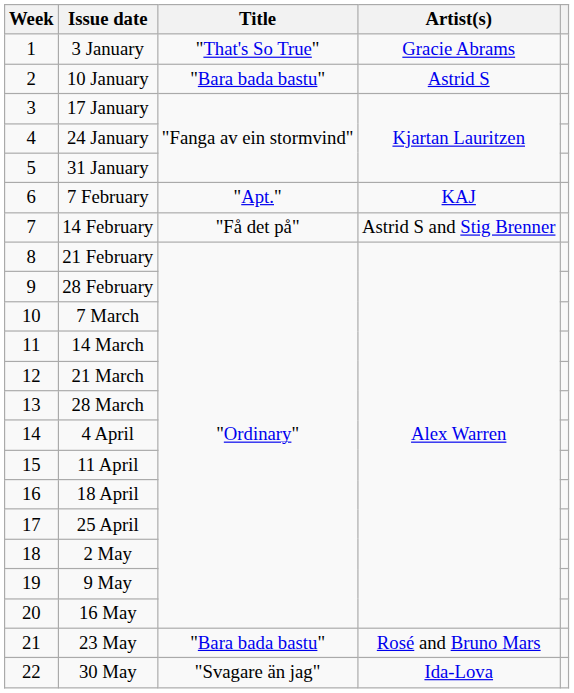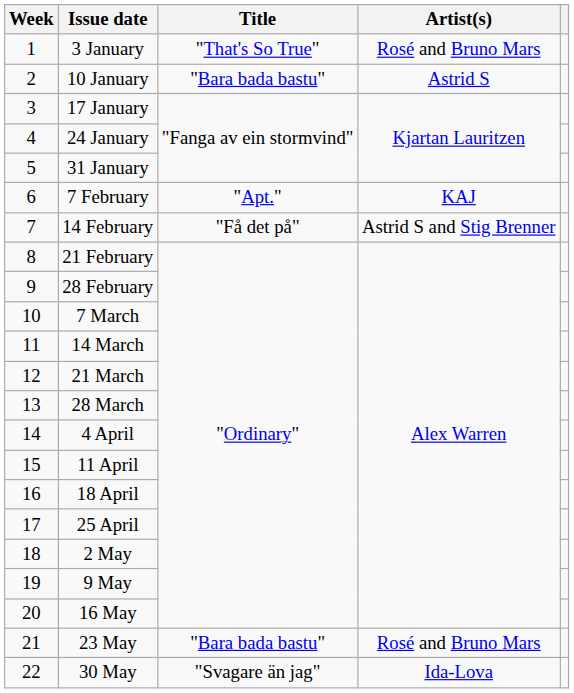(459, 49) Gracie Abrams -> (459, 49) Rosé and Bruno Mars
